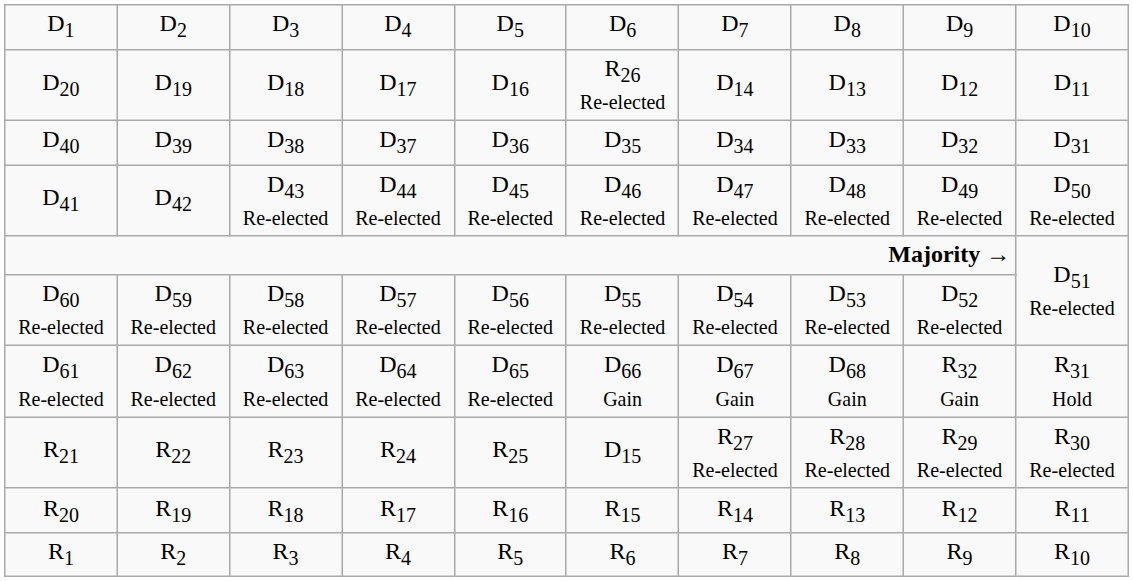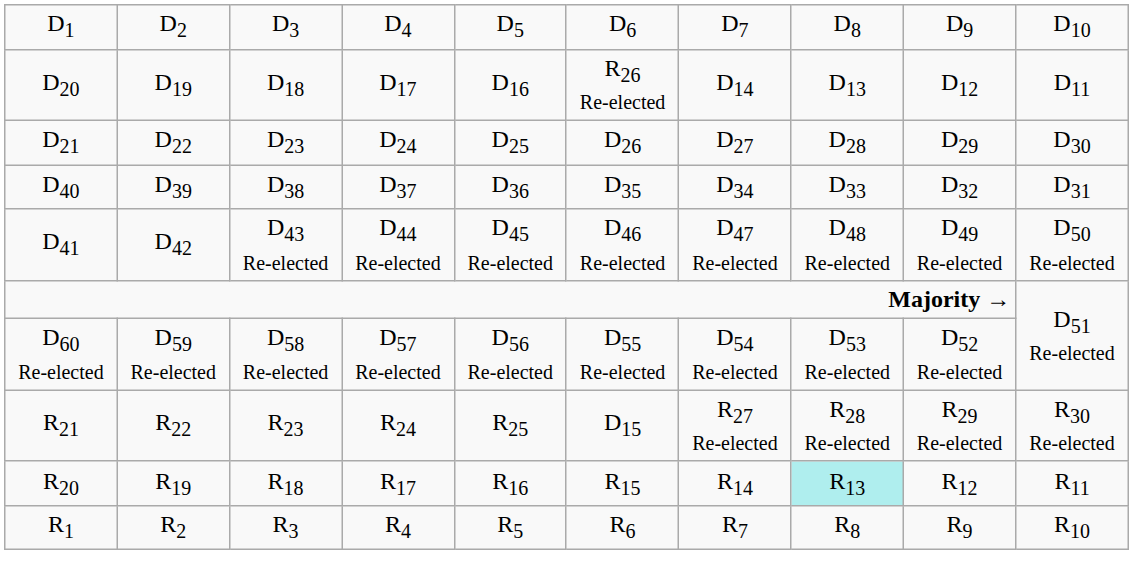+ row: (61, 142)
- row: (61, 380)
(847, 510) no background -> (847, 483) paleturquoise background
